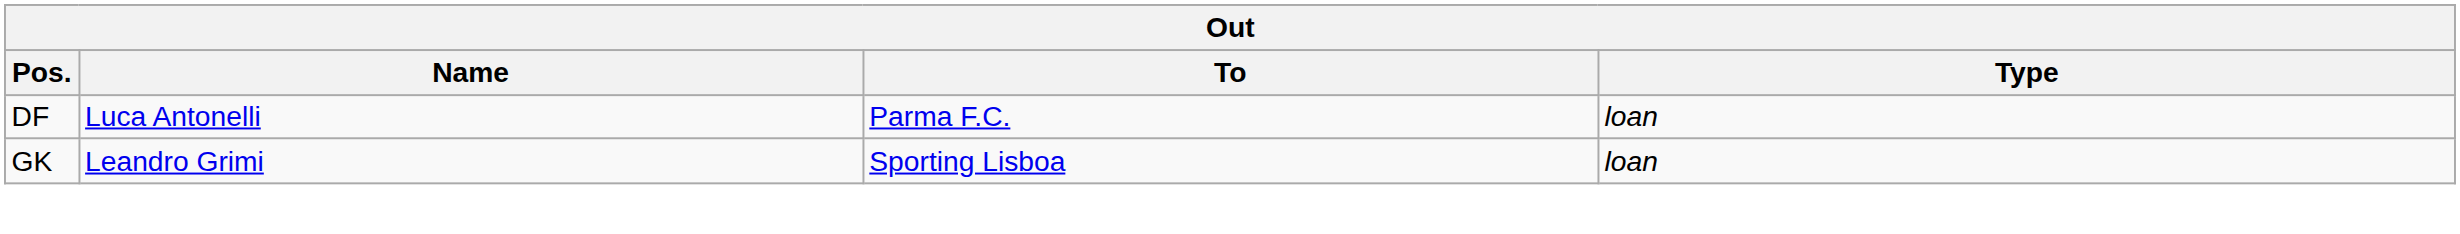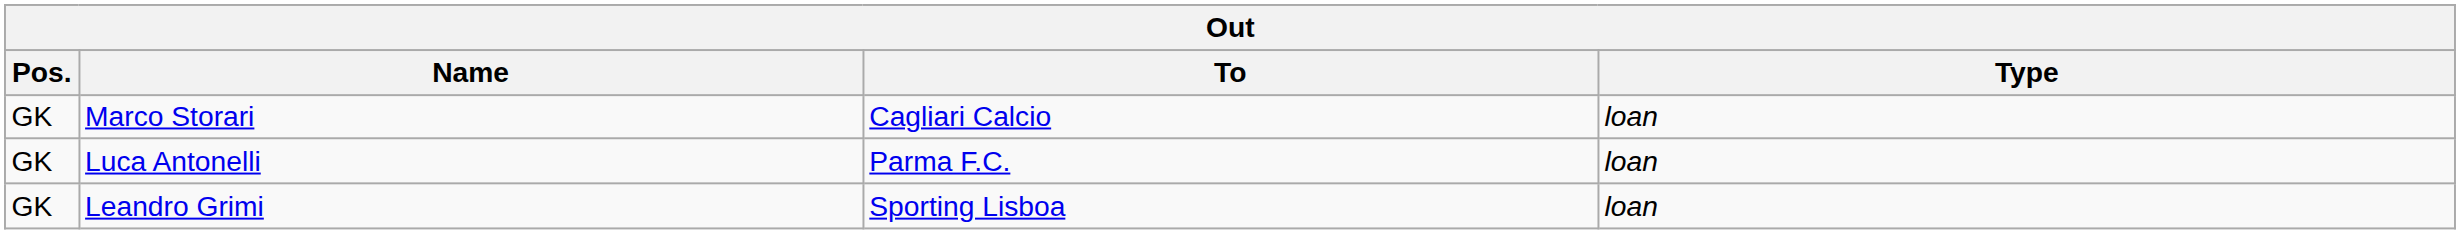+ row: (170, 117)
(30, 117) DF -> (32, 161) GK
